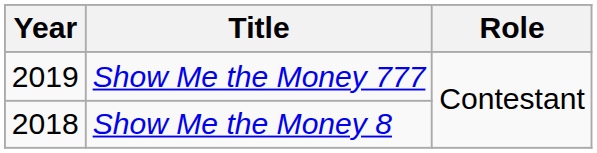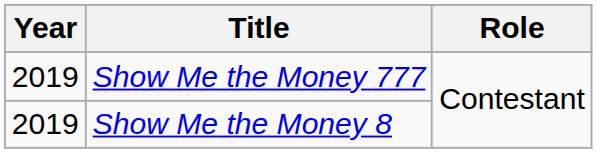(45, 123) 2018 -> (45, 123) 2019
